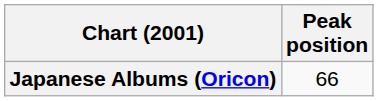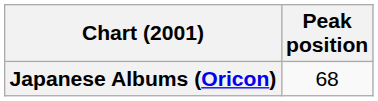(327, 78) 66 -> (327, 78) 68
